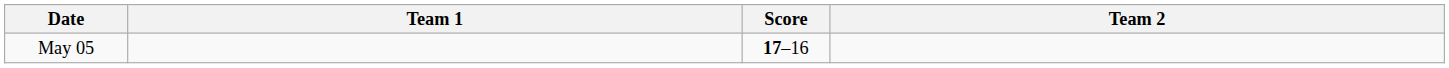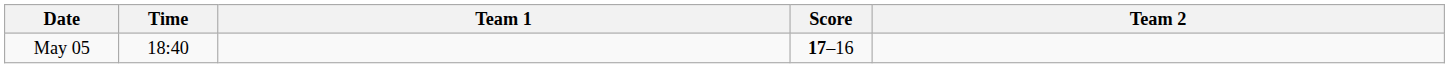+ column: (168, 18)
